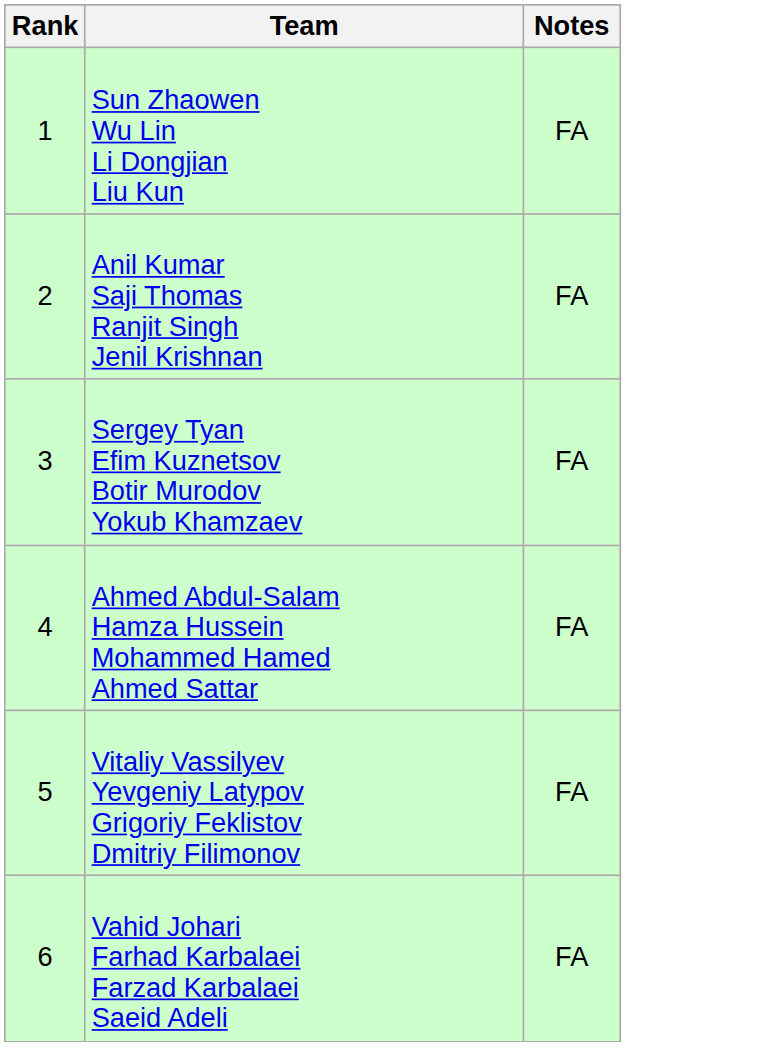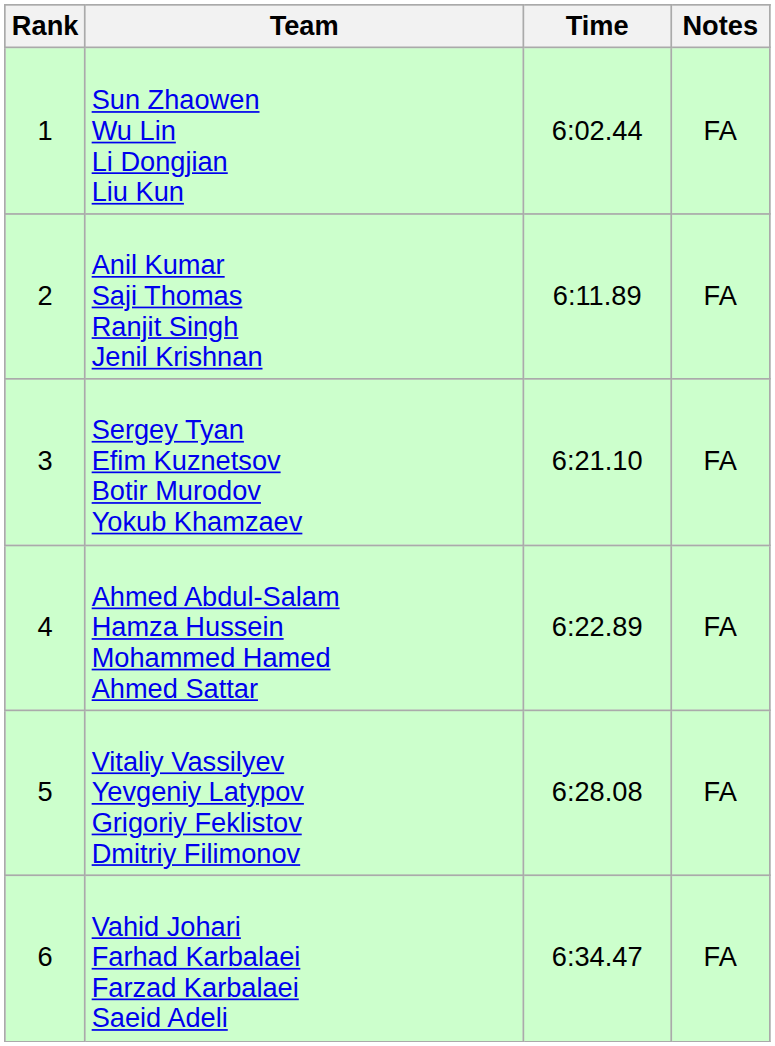+ column: (597, 26)
